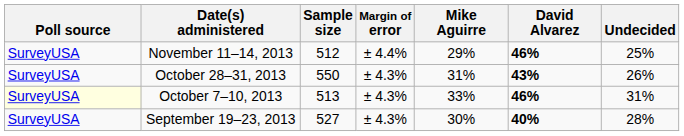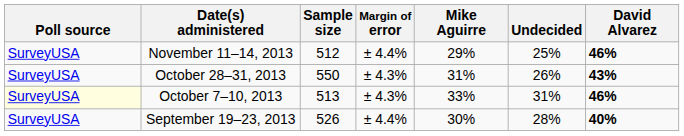columns swapped: (555, 23) <-> (640, 31)
(328, 119) 527 -> (328, 119) 526
(385, 119) ± 4.3% -> (385, 119) ± 4.4%
